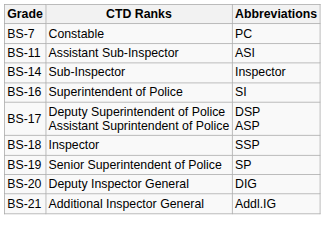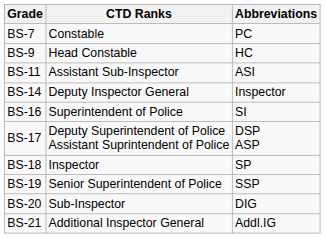+ row: (21, 53)
(87, 72) Sub-Inspector -> (119, 92) Deputy Inspector General
(247, 145) SSP -> (243, 164) SP
(243, 164) SP -> (247, 184) SSP
(119, 184) Deputy Inspector General -> (87, 203) Sub-Inspector
